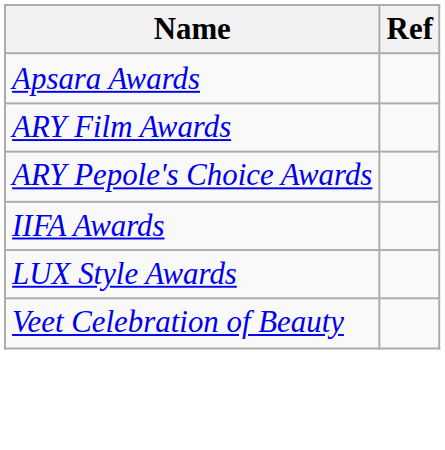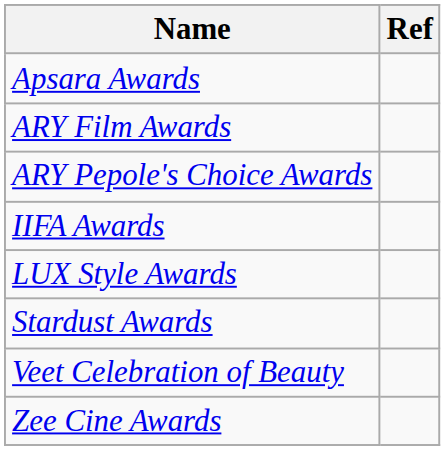+ row: (112, 322)
+ row: (117, 420)
